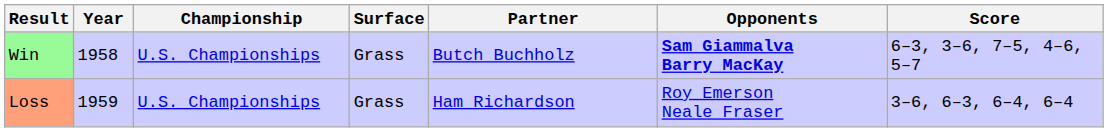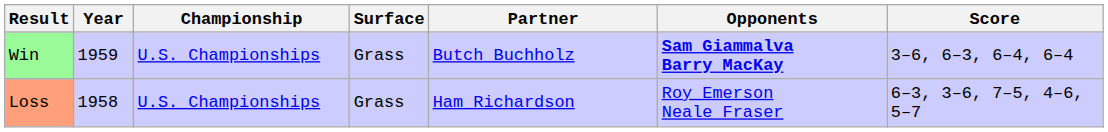(98, 56) 1958 -> (98, 56) 1959
(987, 56) 6–3, 3–6, 7–5, 4–6, 5–7 -> (982, 56) 3–6, 6–3, 6–4, 6–4
(98, 103) 1959 -> (98, 103) 1958
(982, 103) 3–6, 6–3, 6–4, 6–4 -> (987, 103) 6–3, 3–6, 7–5, 4–6, 5–7
